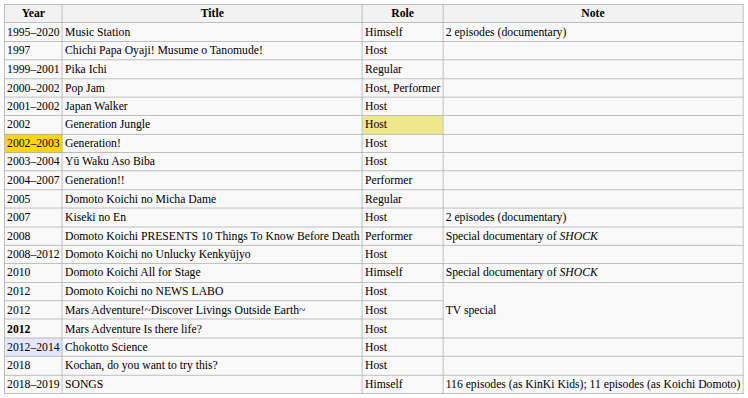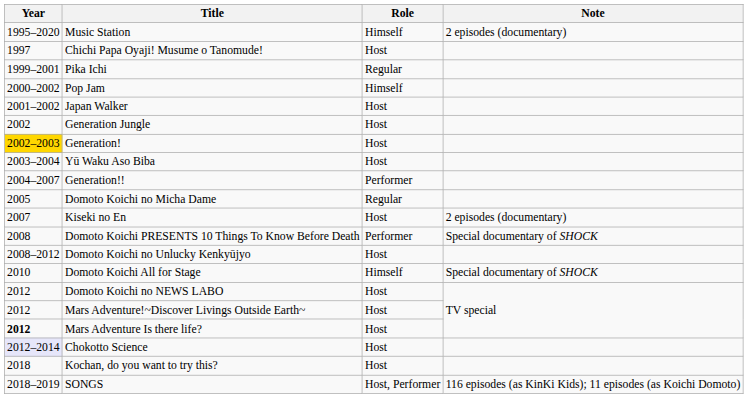(403, 87) Host, Performer -> (384, 87) Himself
(376, 124) khaki background -> (376, 124) no background
(384, 384) Himself -> (403, 384) Host, Performer
